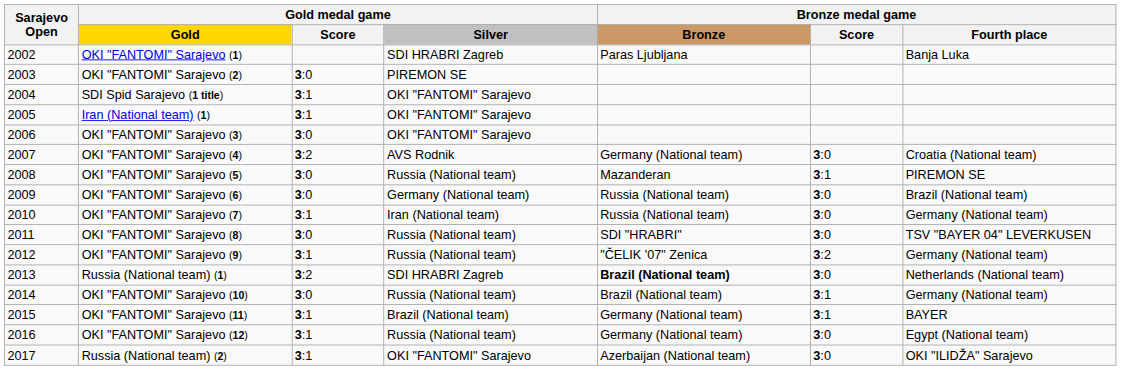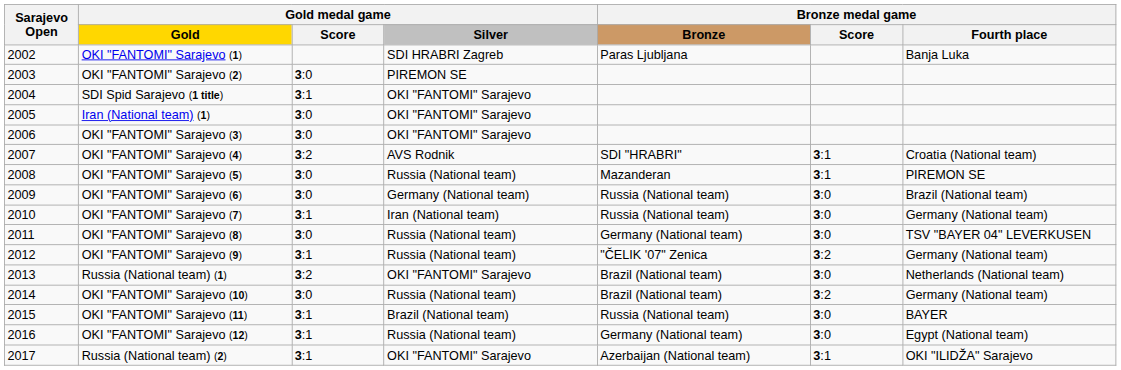(304, 115) 3:1 -> (304, 115) 3:0
(671, 155) Germany (National team) -> (641, 155) SDI "HRABRI"
(822, 155) 3:0 -> (822, 155) 3:1
(641, 235) SDI "HRABRI" -> (671, 235) Germany (National team)
(445, 275) SDI HRABRI Zagreb -> (459, 275) OKI "FANTOMI" Sarajevo
(665, 275) bold -> (661, 275) normal
(822, 295) 3:1 -> (822, 295) 3:2
(671, 315) Germany (National team) -> (665, 315) Russia (National team)
(822, 315) 3:1 -> (822, 315) 3:0
(822, 355) 3:0 -> (822, 355) 3:1
